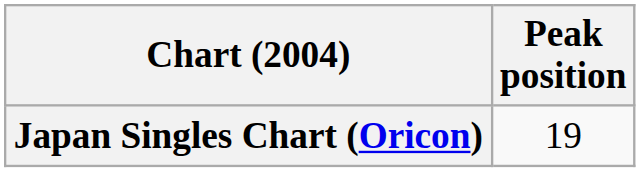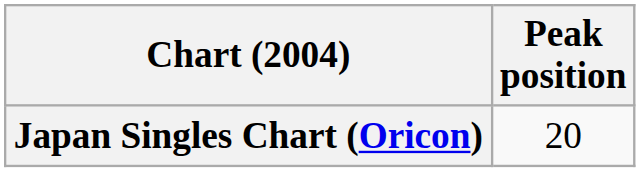(563, 135) 19 -> (563, 135) 20
